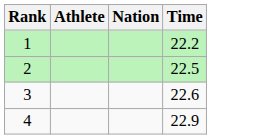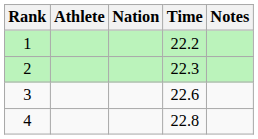+ column: (230, 17)
(185, 69) 22.5 -> (185, 69) 22.3
(185, 120) 22.9 -> (185, 120) 22.8
